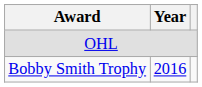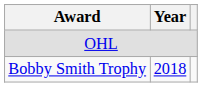(170, 69) 2016 -> (170, 69) 2018
